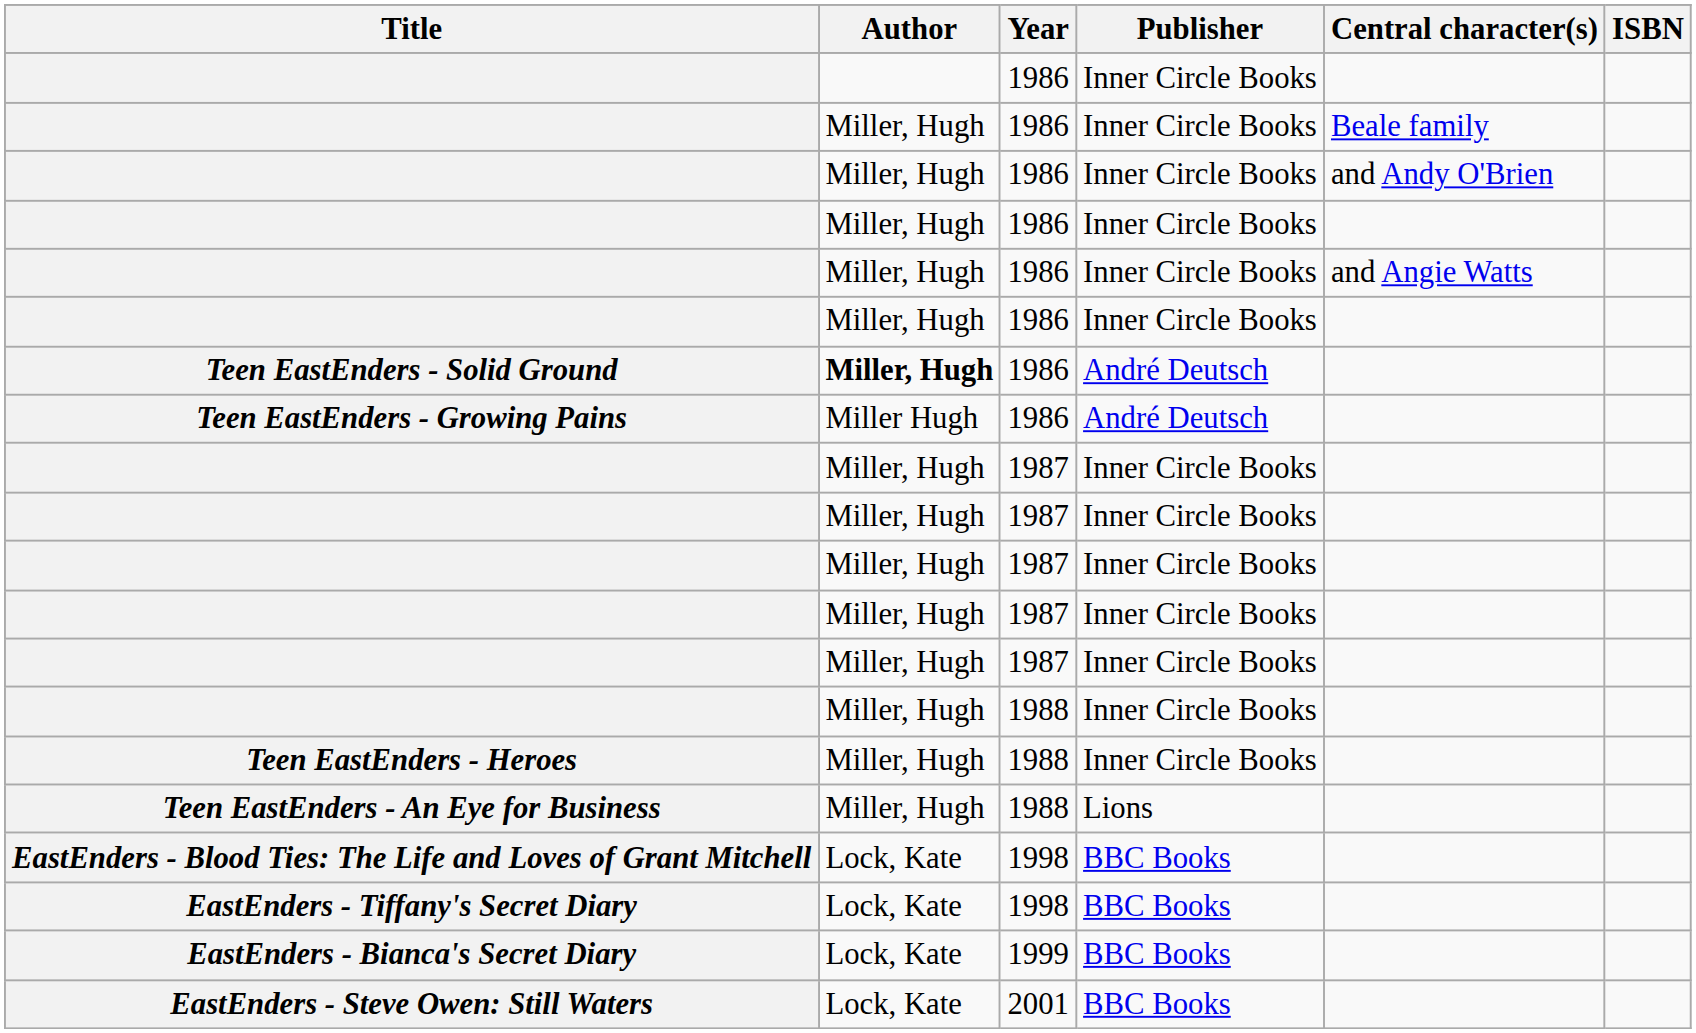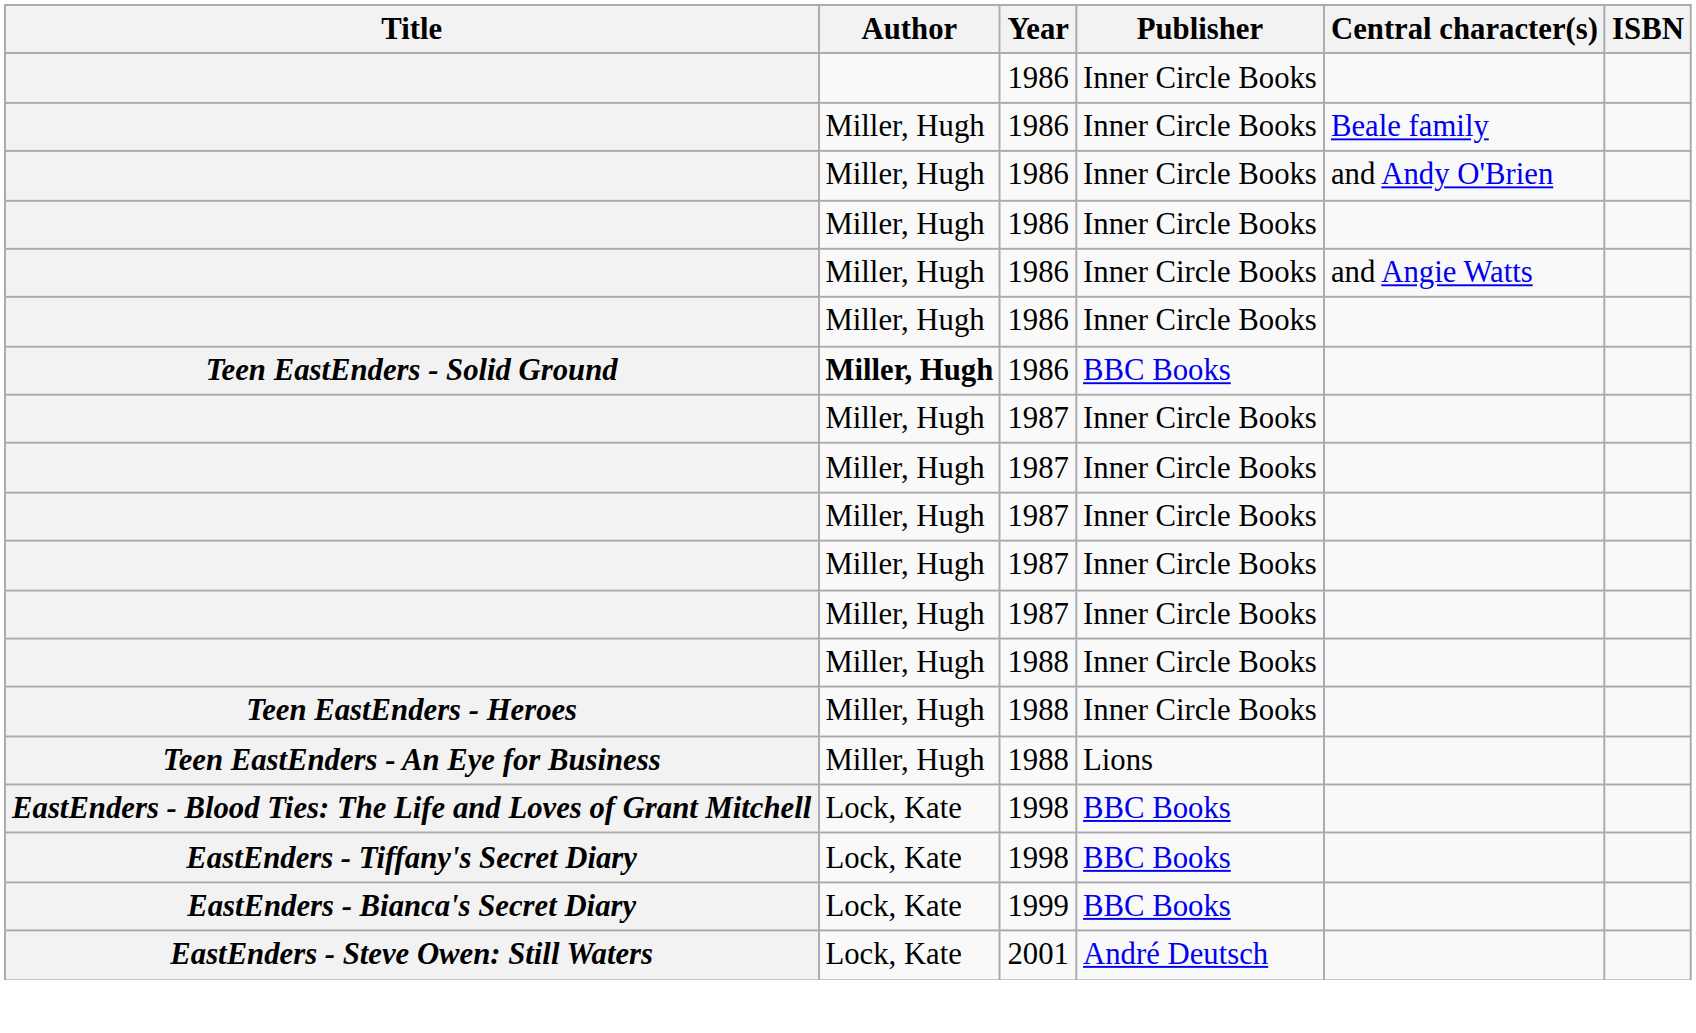(1176, 369) André Deutsch -> (1157, 369) BBC Books
- row: (412, 418)
(1157, 1003) BBC Books -> (1176, 954) André Deutsch
